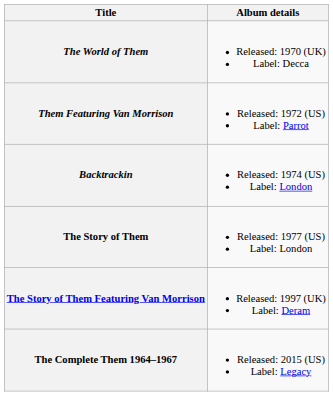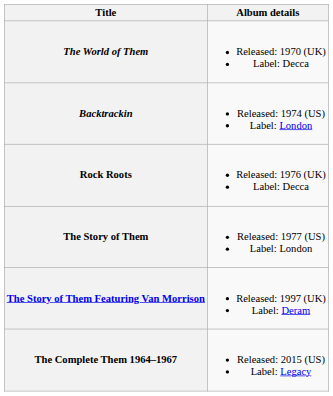- row: (106, 113)
+ row: (106, 175)
